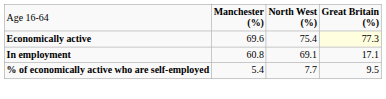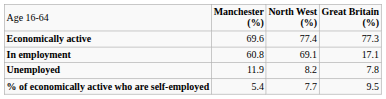(308, 39) 75.4 -> (308, 39) 77.4
(370, 39) lightyellow background -> (370, 39) no background
+ row: (33, 70)
